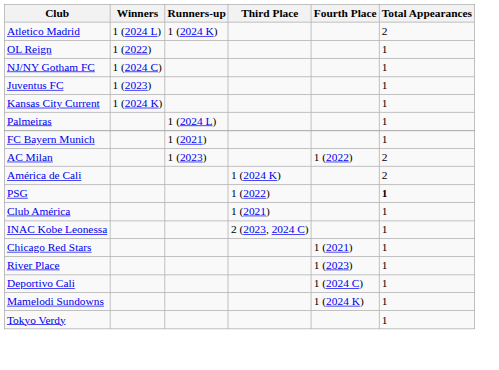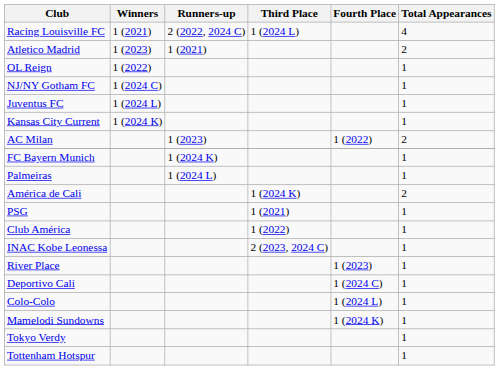+ row: (56, 31)
(137, 31) 1 (2024 L) -> (132, 49) 1 (2023)
(193, 31) 1 (2024 K) -> (187, 49) 1 (2021)
(132, 85) 1 (2023) -> (137, 103) 1 (2024 L)
rows swapped: (30, 157) <-> (29, 121)
(187, 139) 1 (2021) -> (193, 157) 1 (2024 K)
(250, 193) 1 (2022) -> (270, 211) 1 (2021)
(385, 193) bold -> (404, 211) normal
(250, 211) 1 (2021) -> (270, 229) 1 (2022)
- row: (49, 247)
+ row: (31, 301)
+ row: (51, 355)
